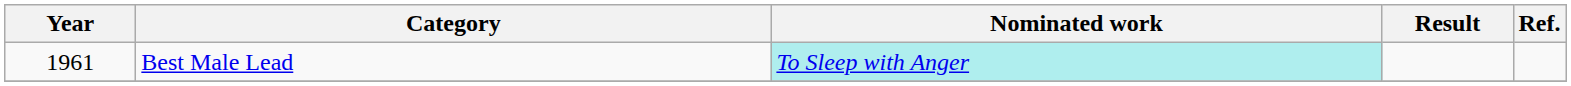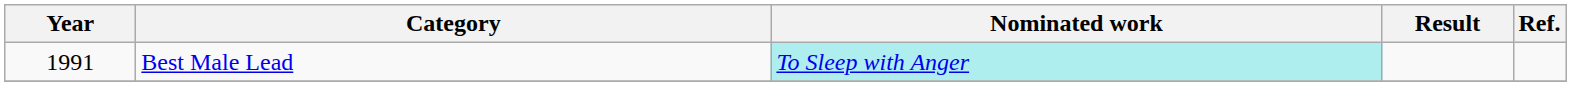(70, 61) 1961 -> (70, 61) 1991
